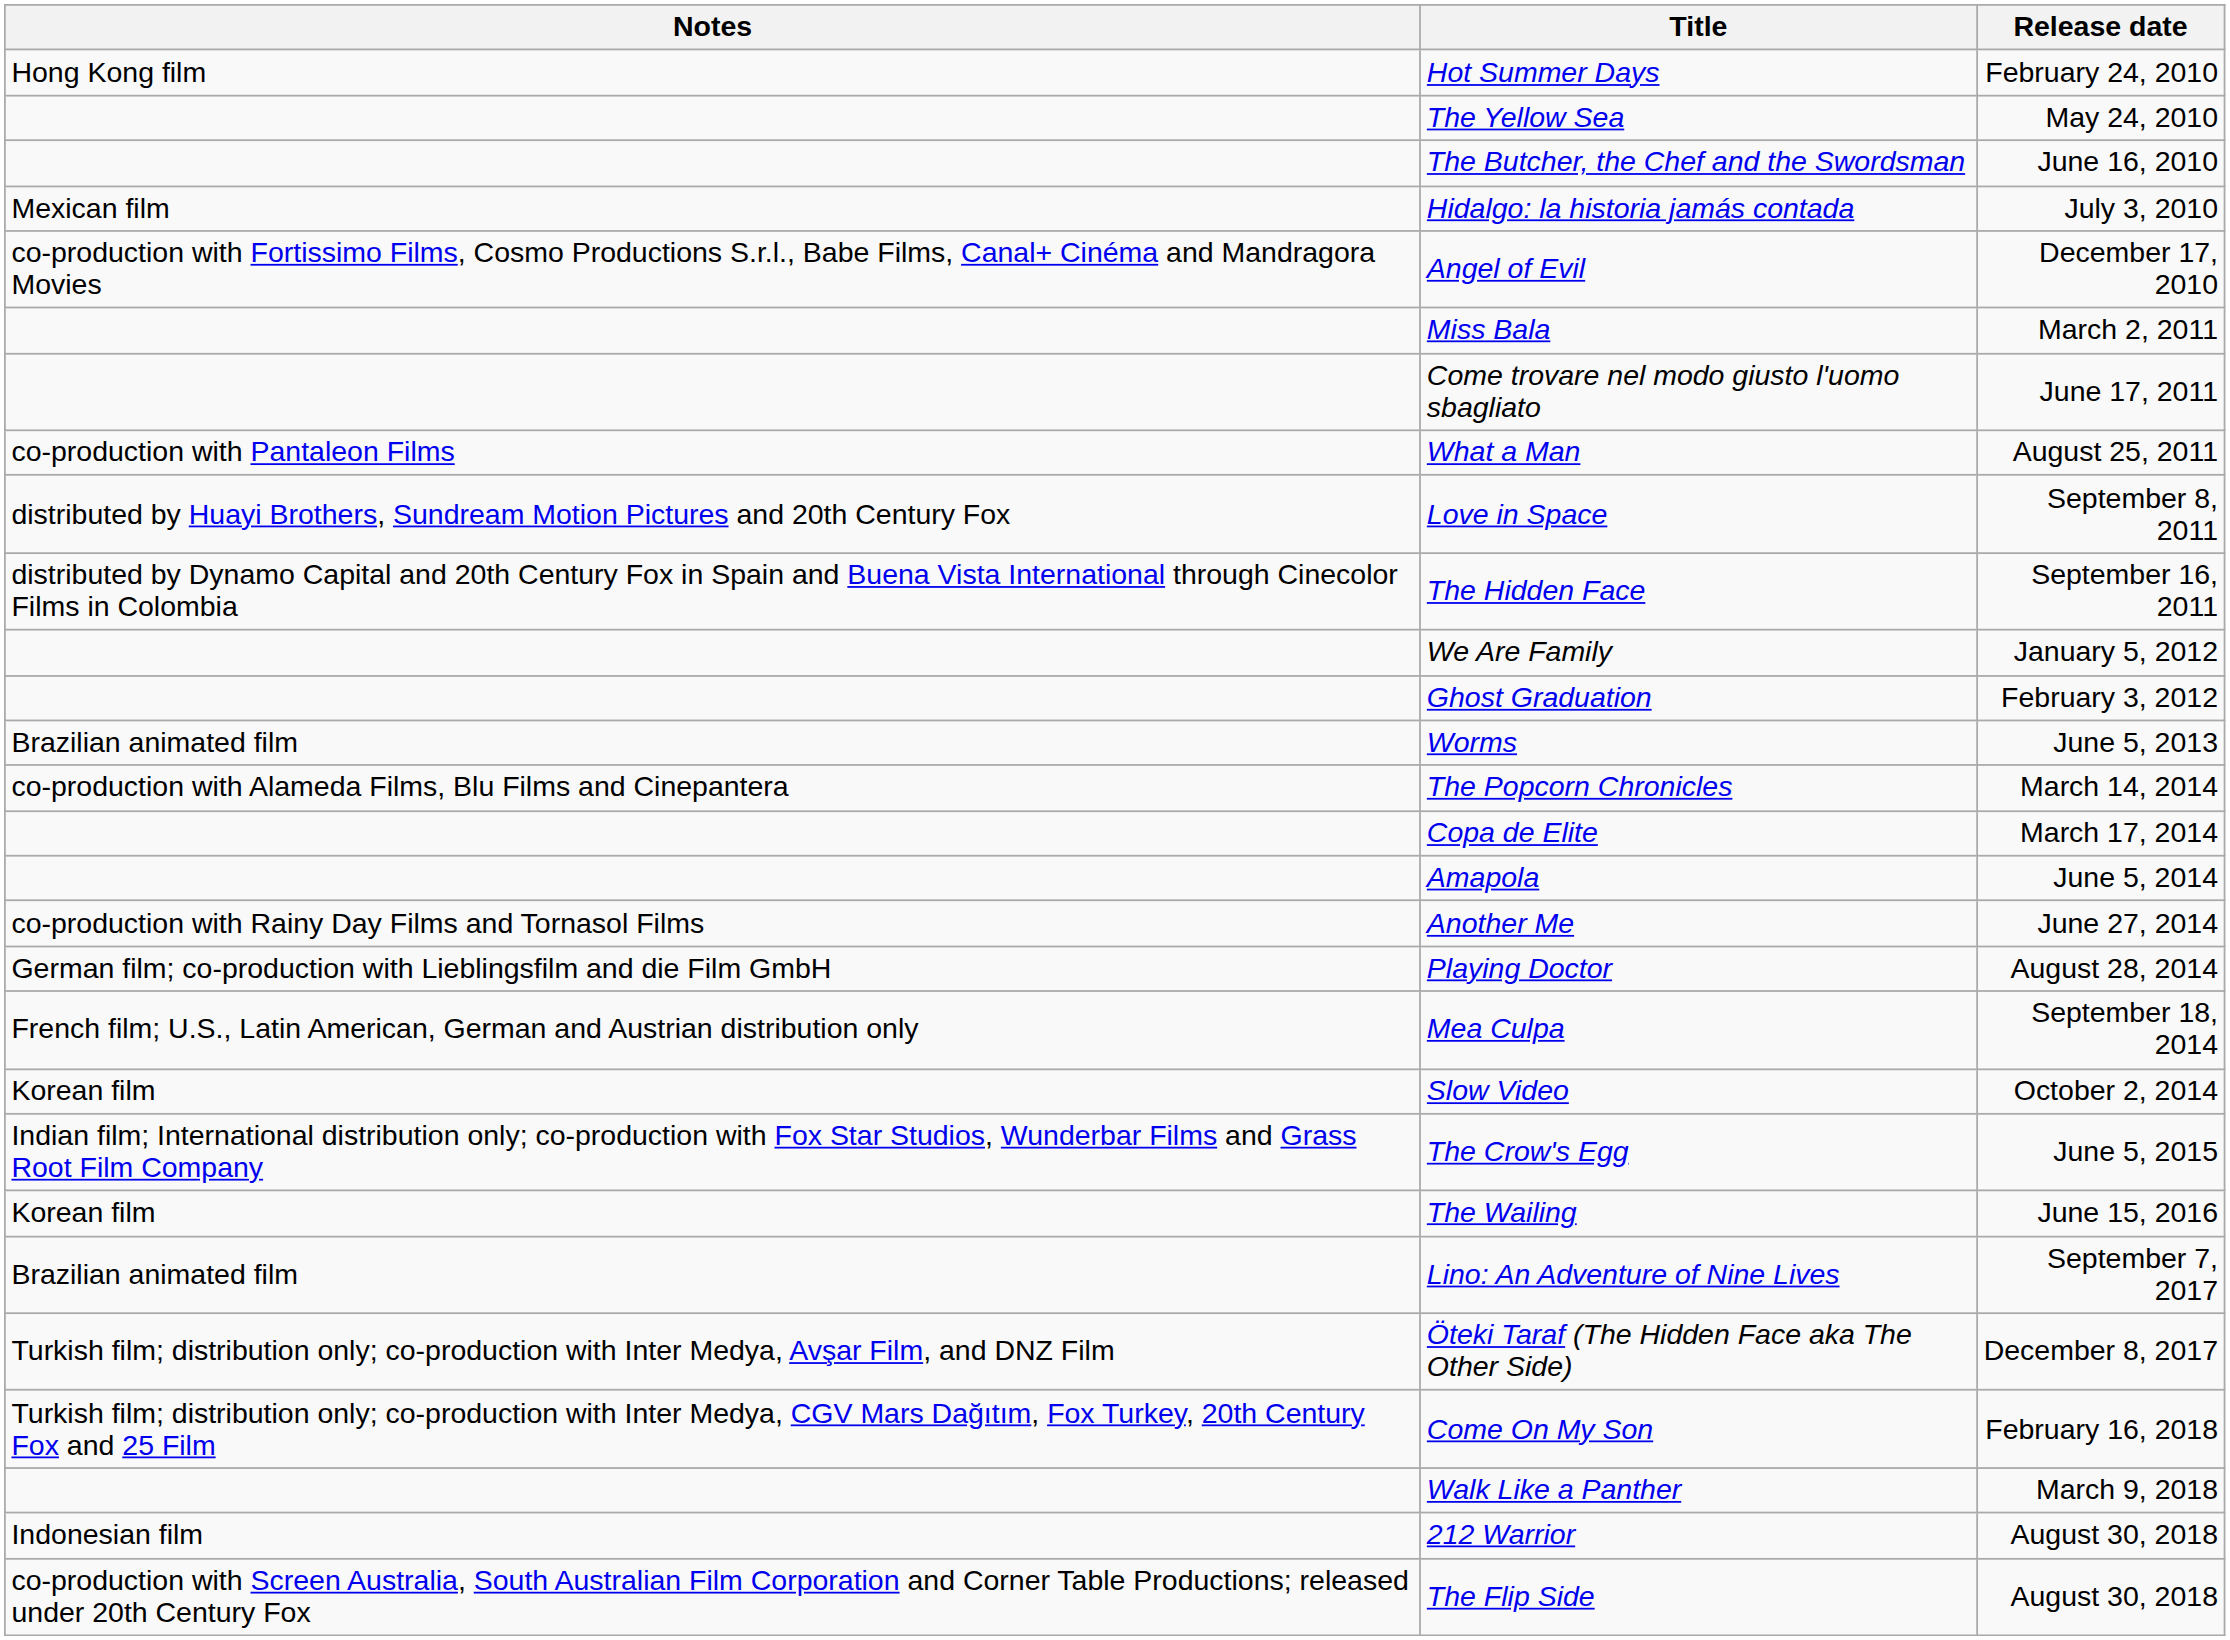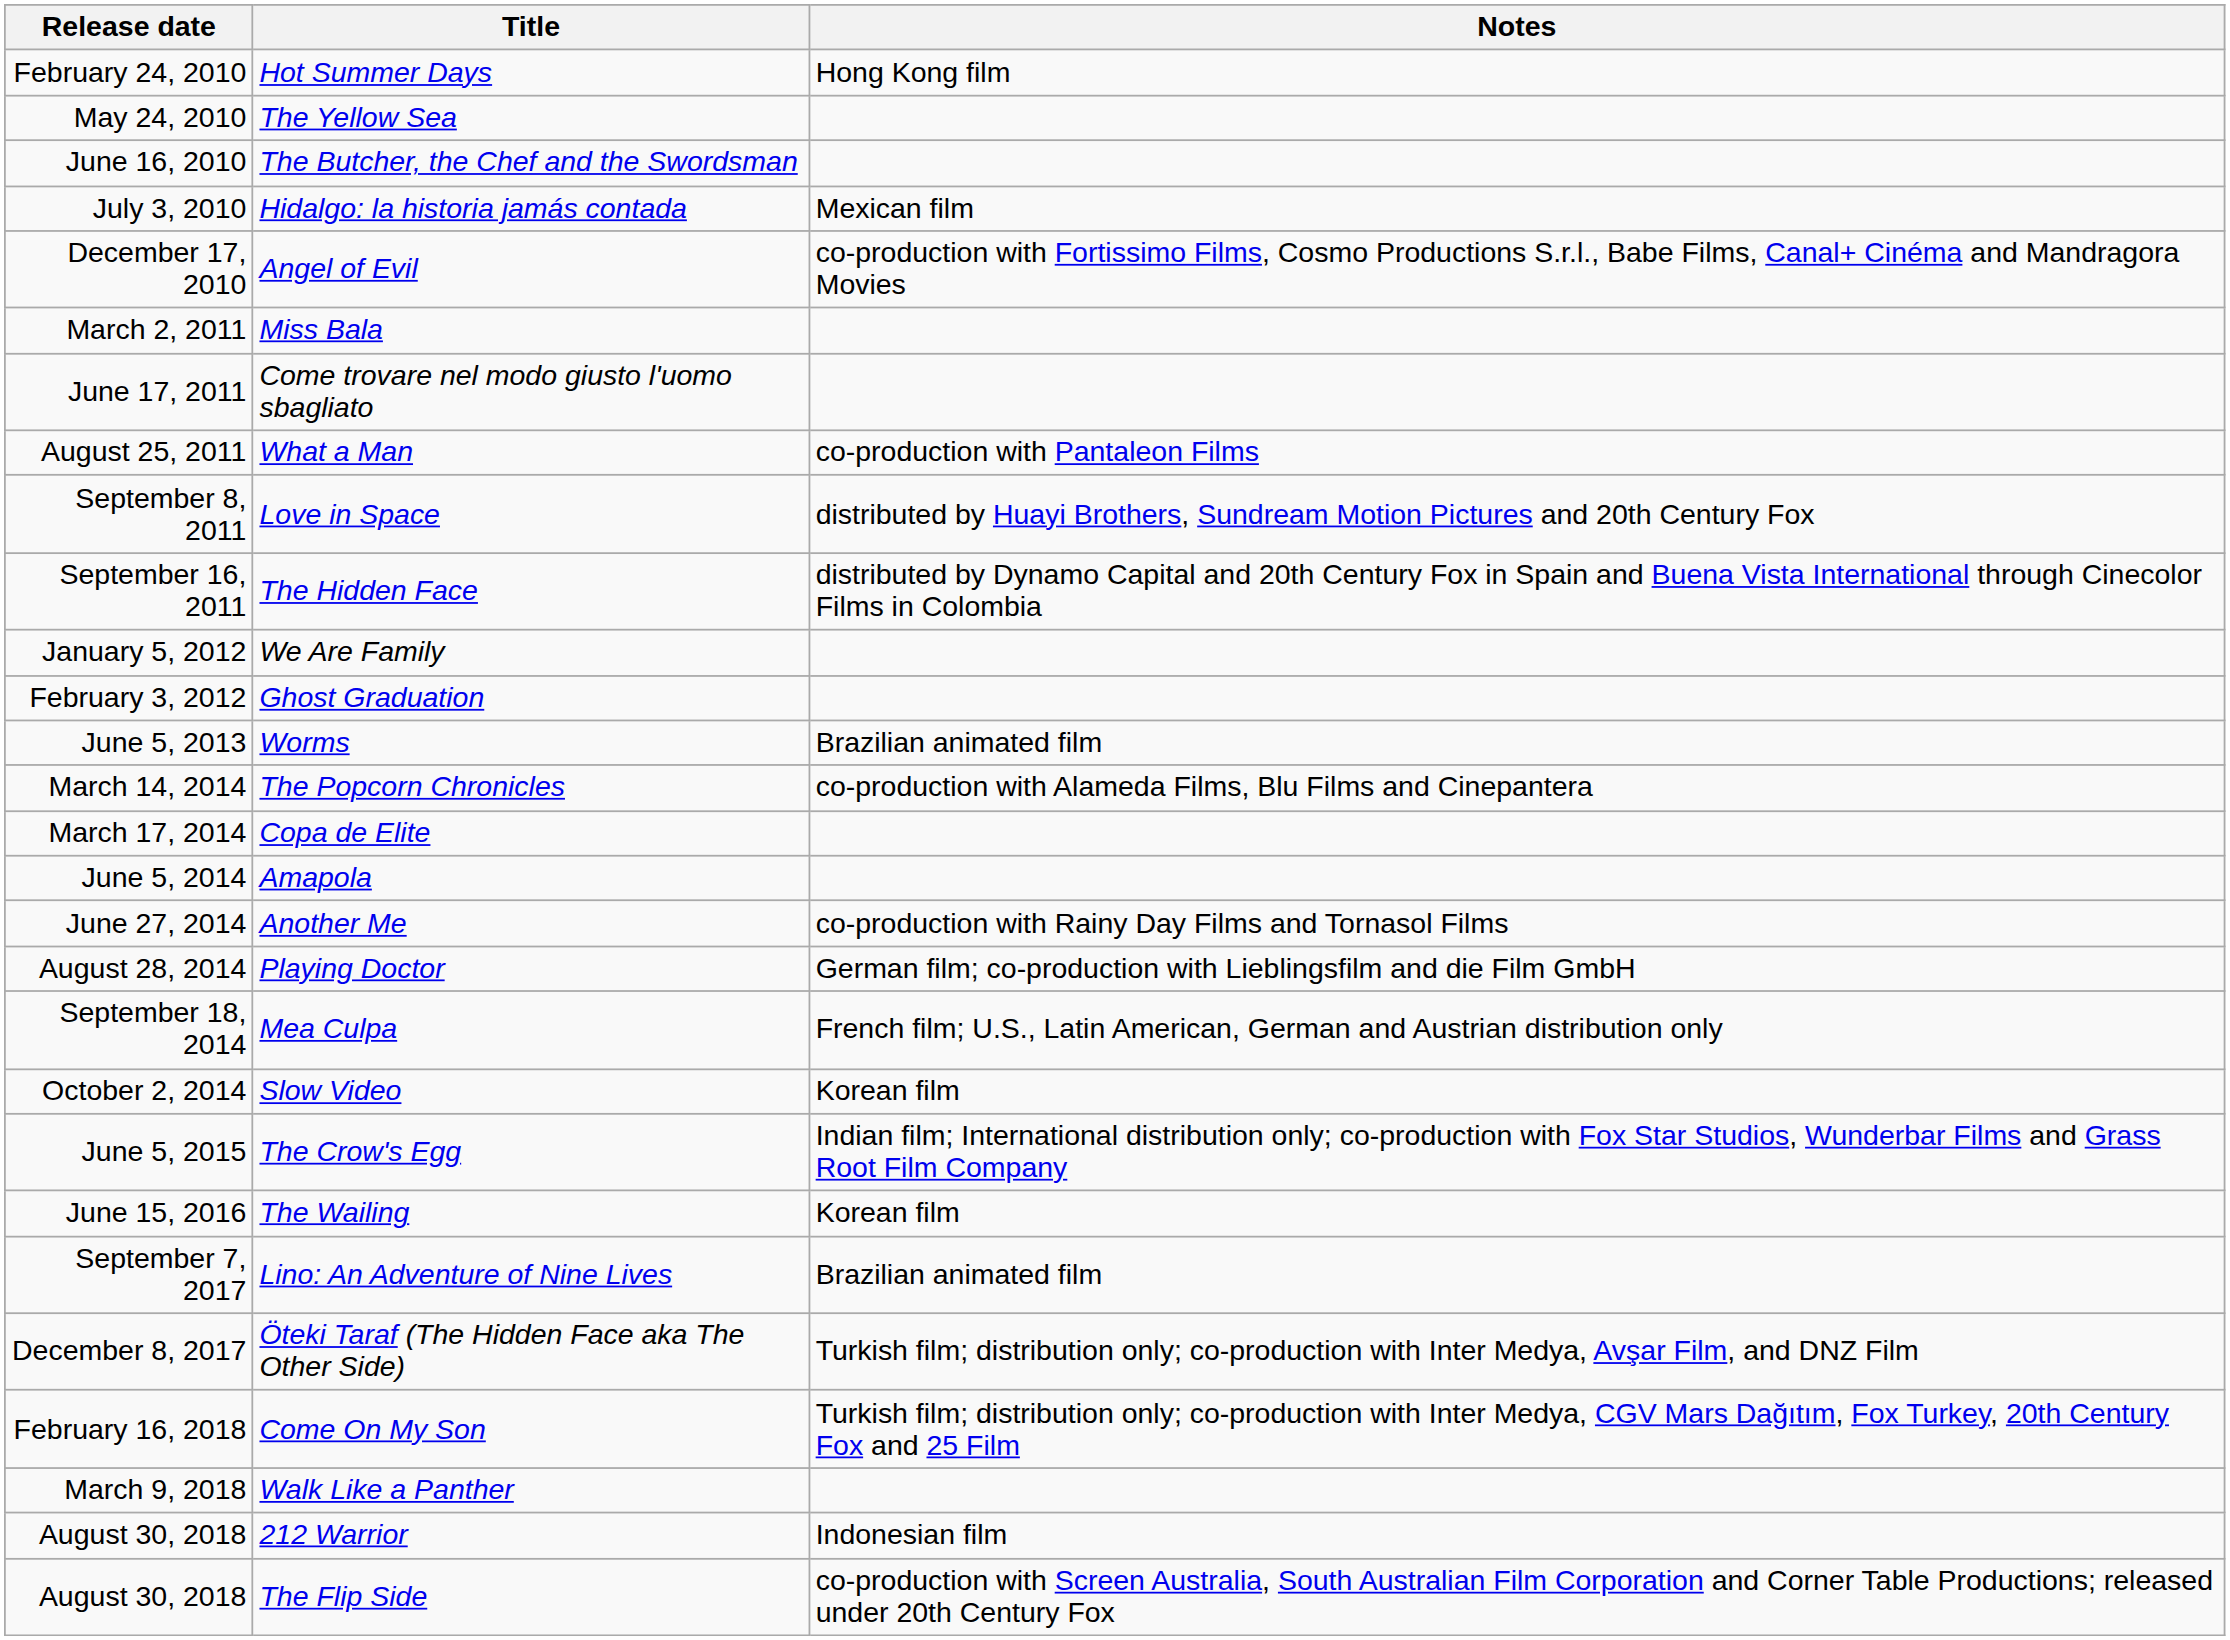columns swapped: (2101, 27) <-> (713, 27)
